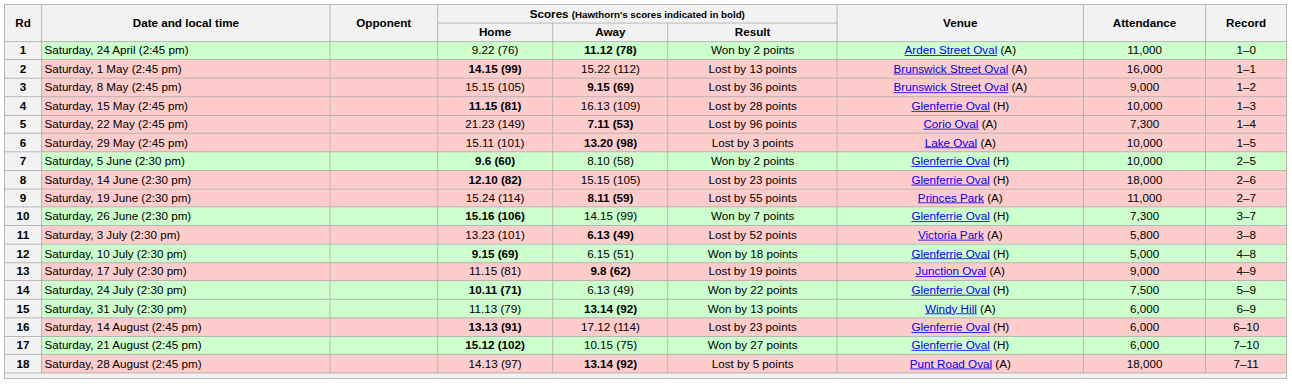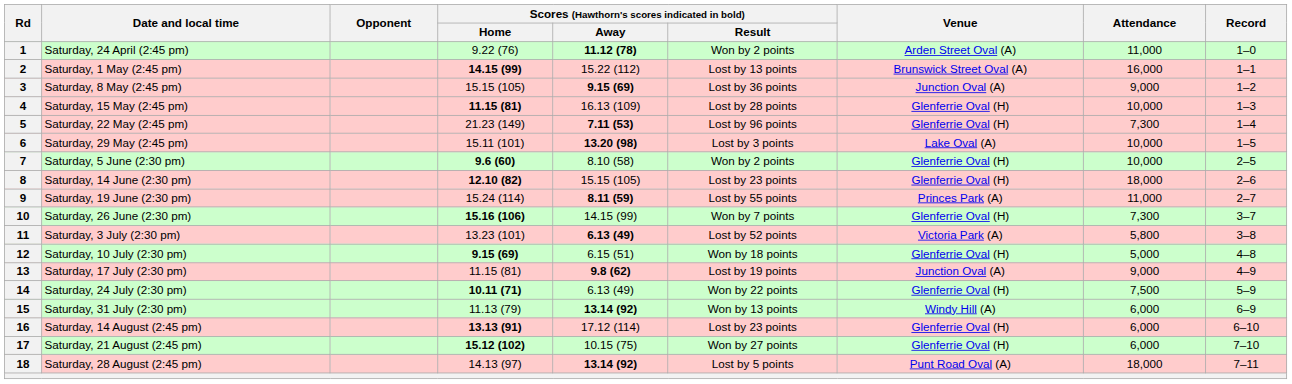(960, 88) Brunswick Street Oval (A) -> (960, 88) Junction Oval (A)
(960, 125) Corio Oval (A) -> (960, 125) Glenferrie Oval (H)
